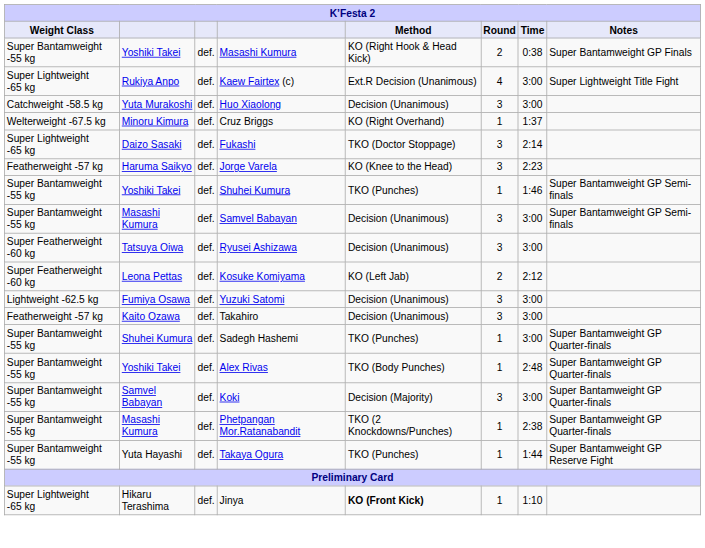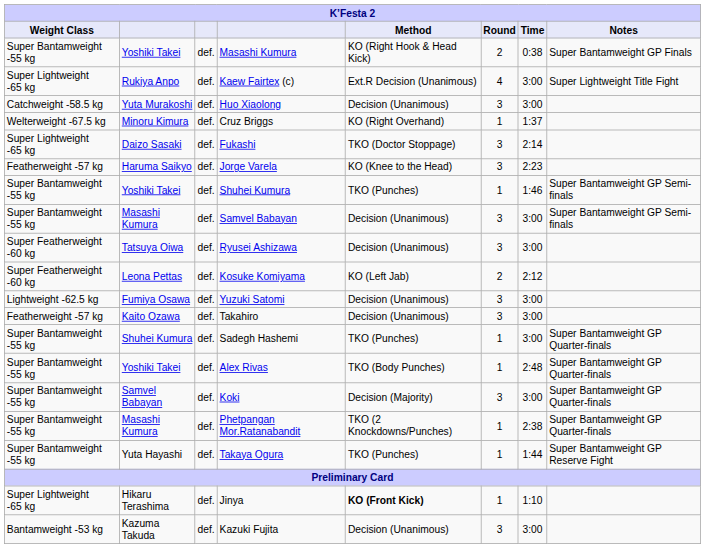+ row: (249, 529)
